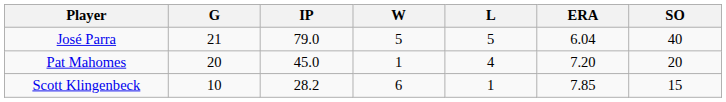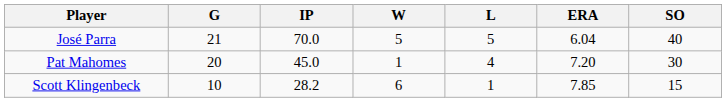(306, 39) 79.0 -> (306, 39) 70.0
(675, 62) 20 -> (675, 62) 30
